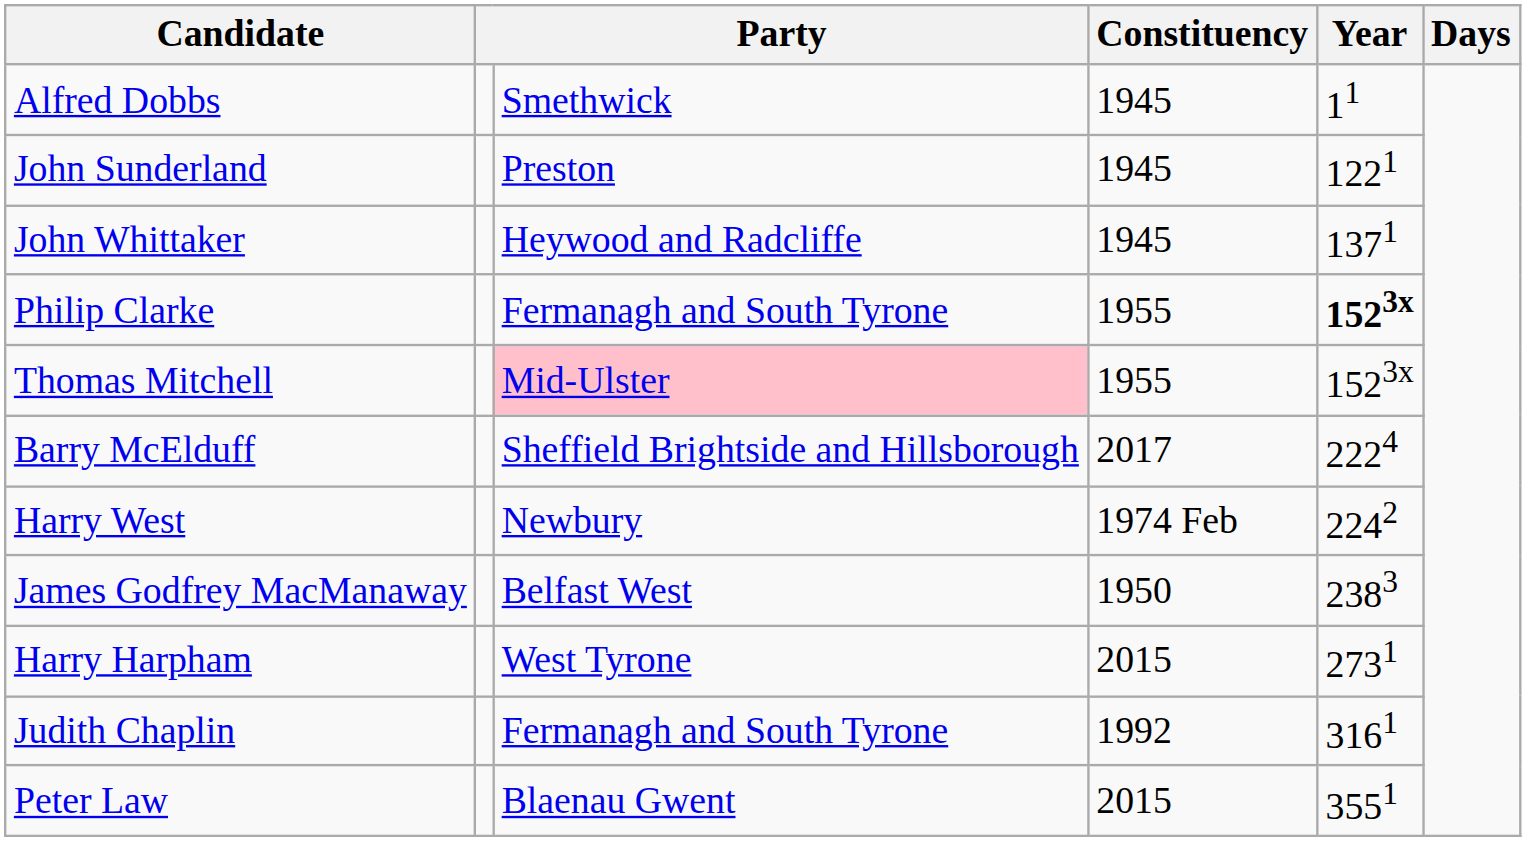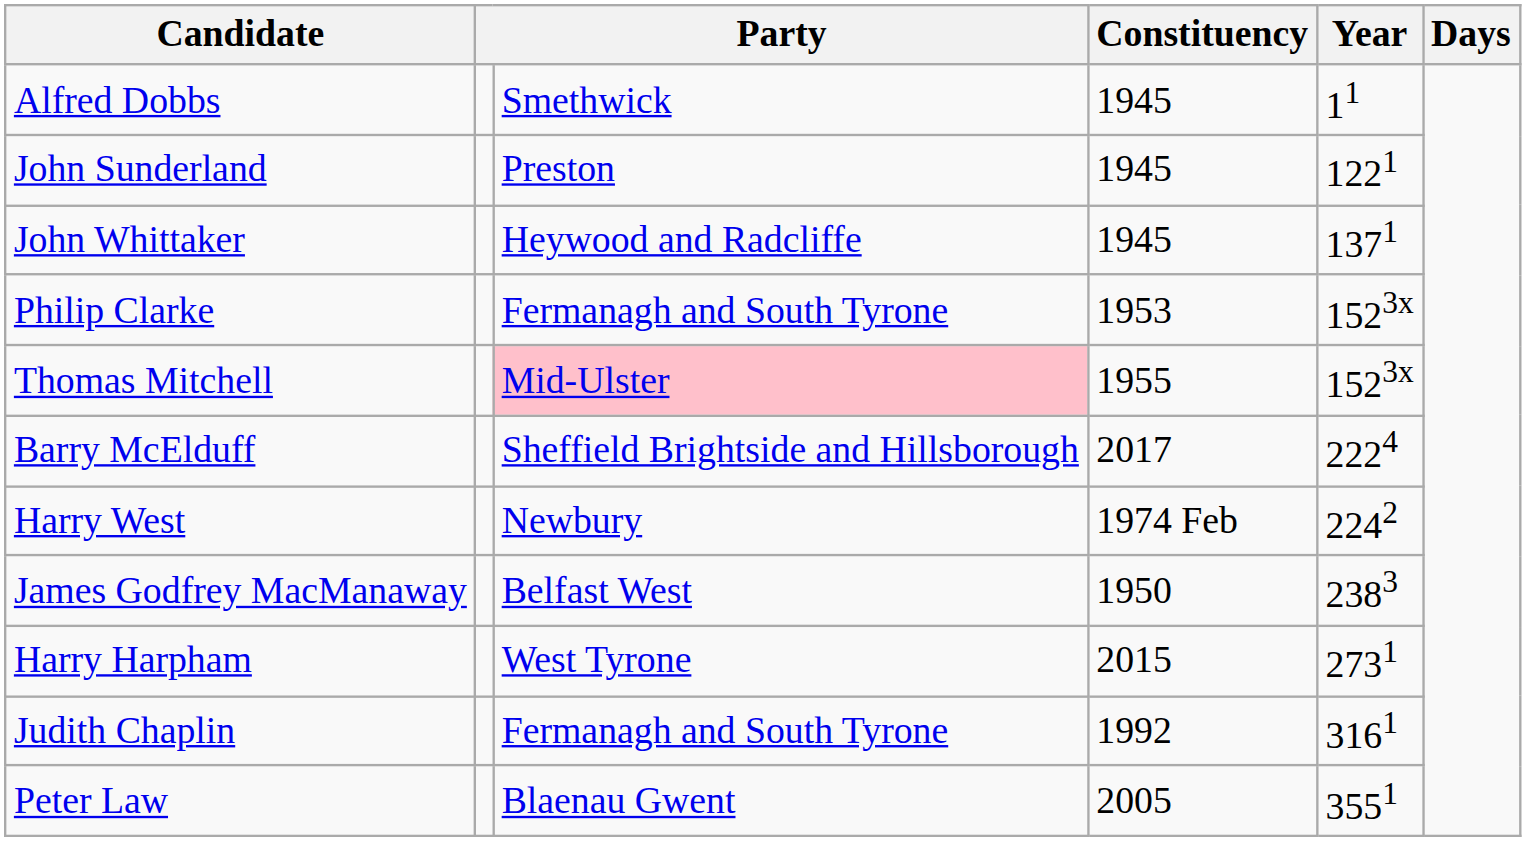(1134, 309) 1955 -> (1134, 309) 1953
(1370, 309) bold -> (1370, 309) normal
(1134, 800) 2015 -> (1134, 800) 2005
